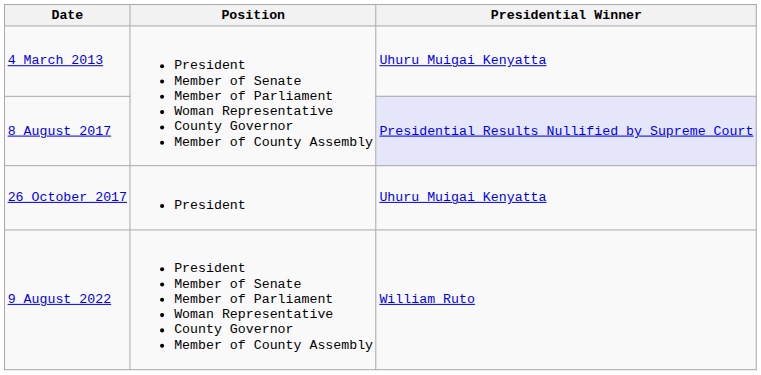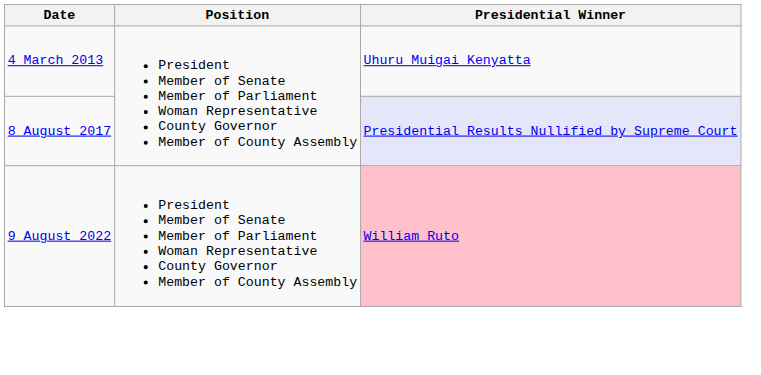- row: (67, 198)
(427, 299) no background -> (411, 236) pink background
